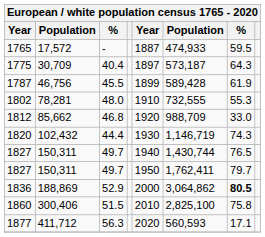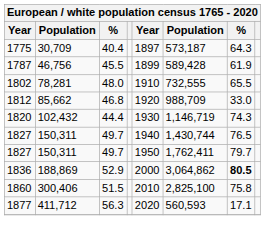- row: (19, 48)
(241, 100) 55.3 -> (241, 83) 65.5
